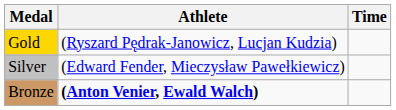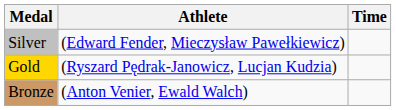rows swapped: (24, 42) <-> (27, 67)
(160, 92) bold -> (155, 92) normal
